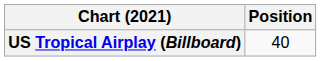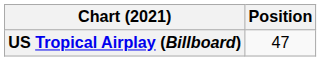(280, 42) 40 -> (280, 42) 47
